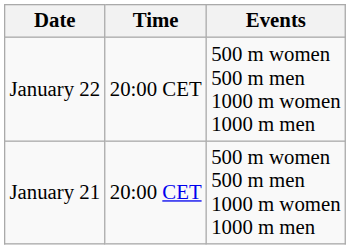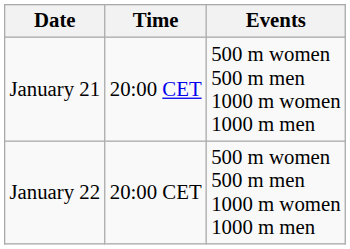rows swapped: (55, 192) <-> (55, 89)
